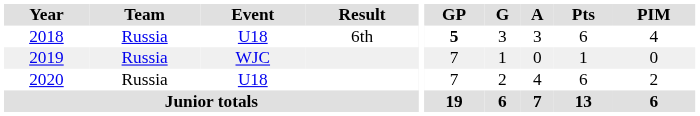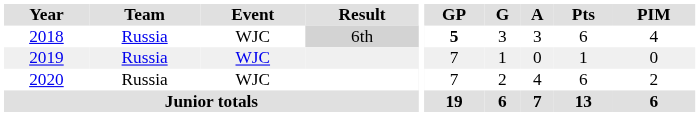(253, 36) U18 -> (253, 36) WJC
(362, 36) no background -> (362, 36) lightgrey background
(253, 79) U18 -> (253, 79) WJC
